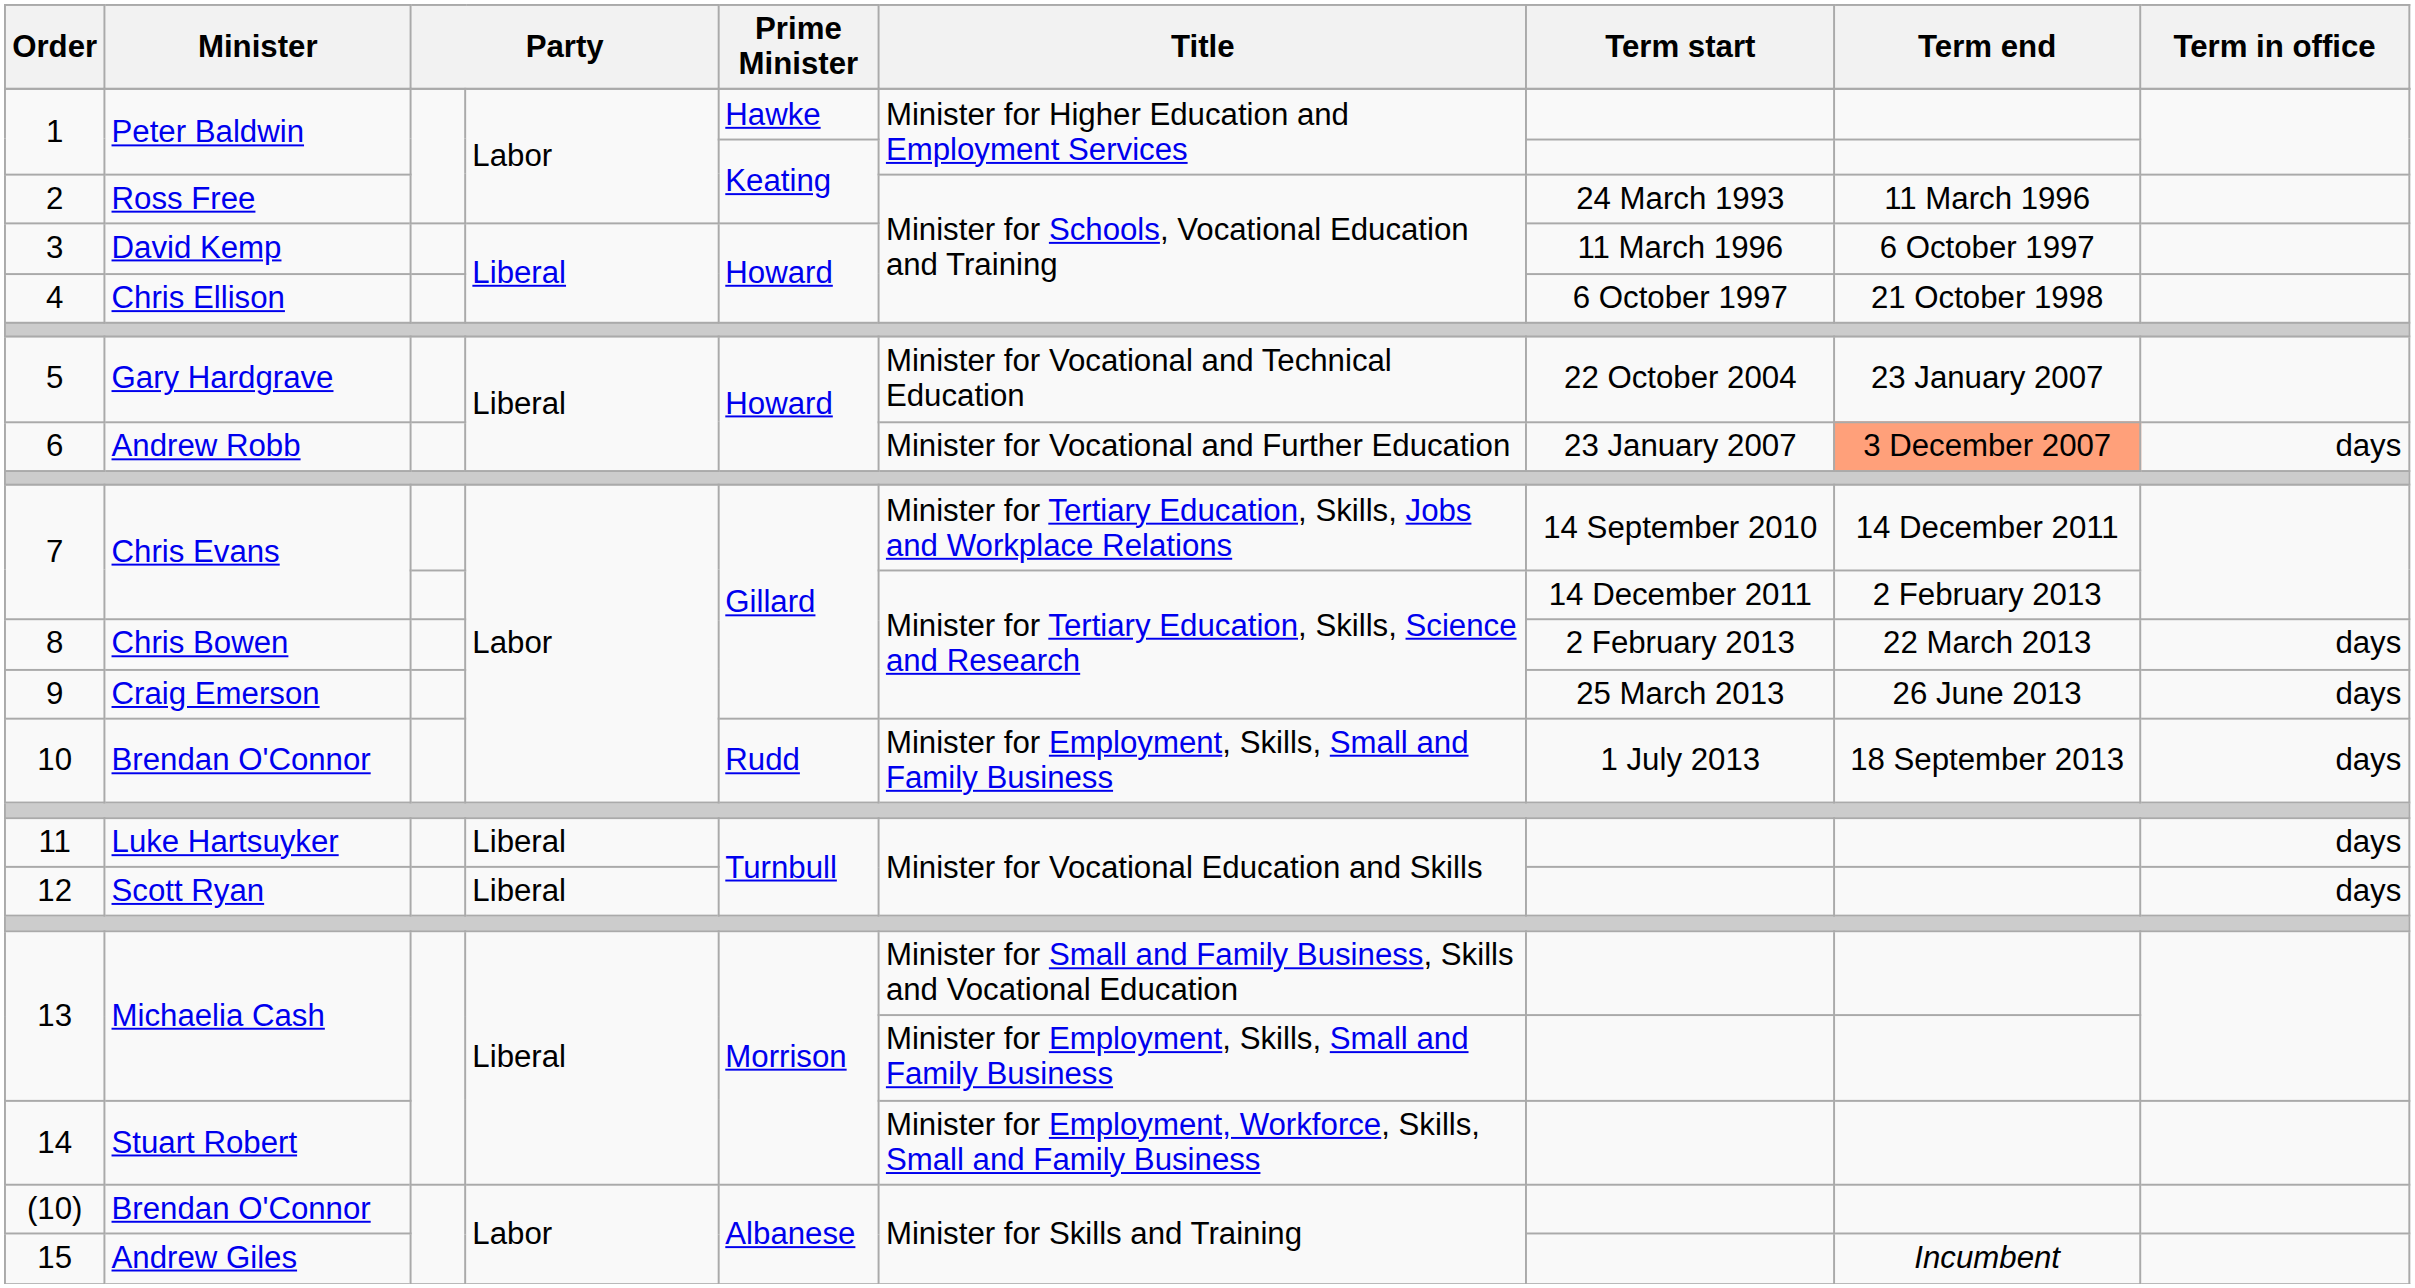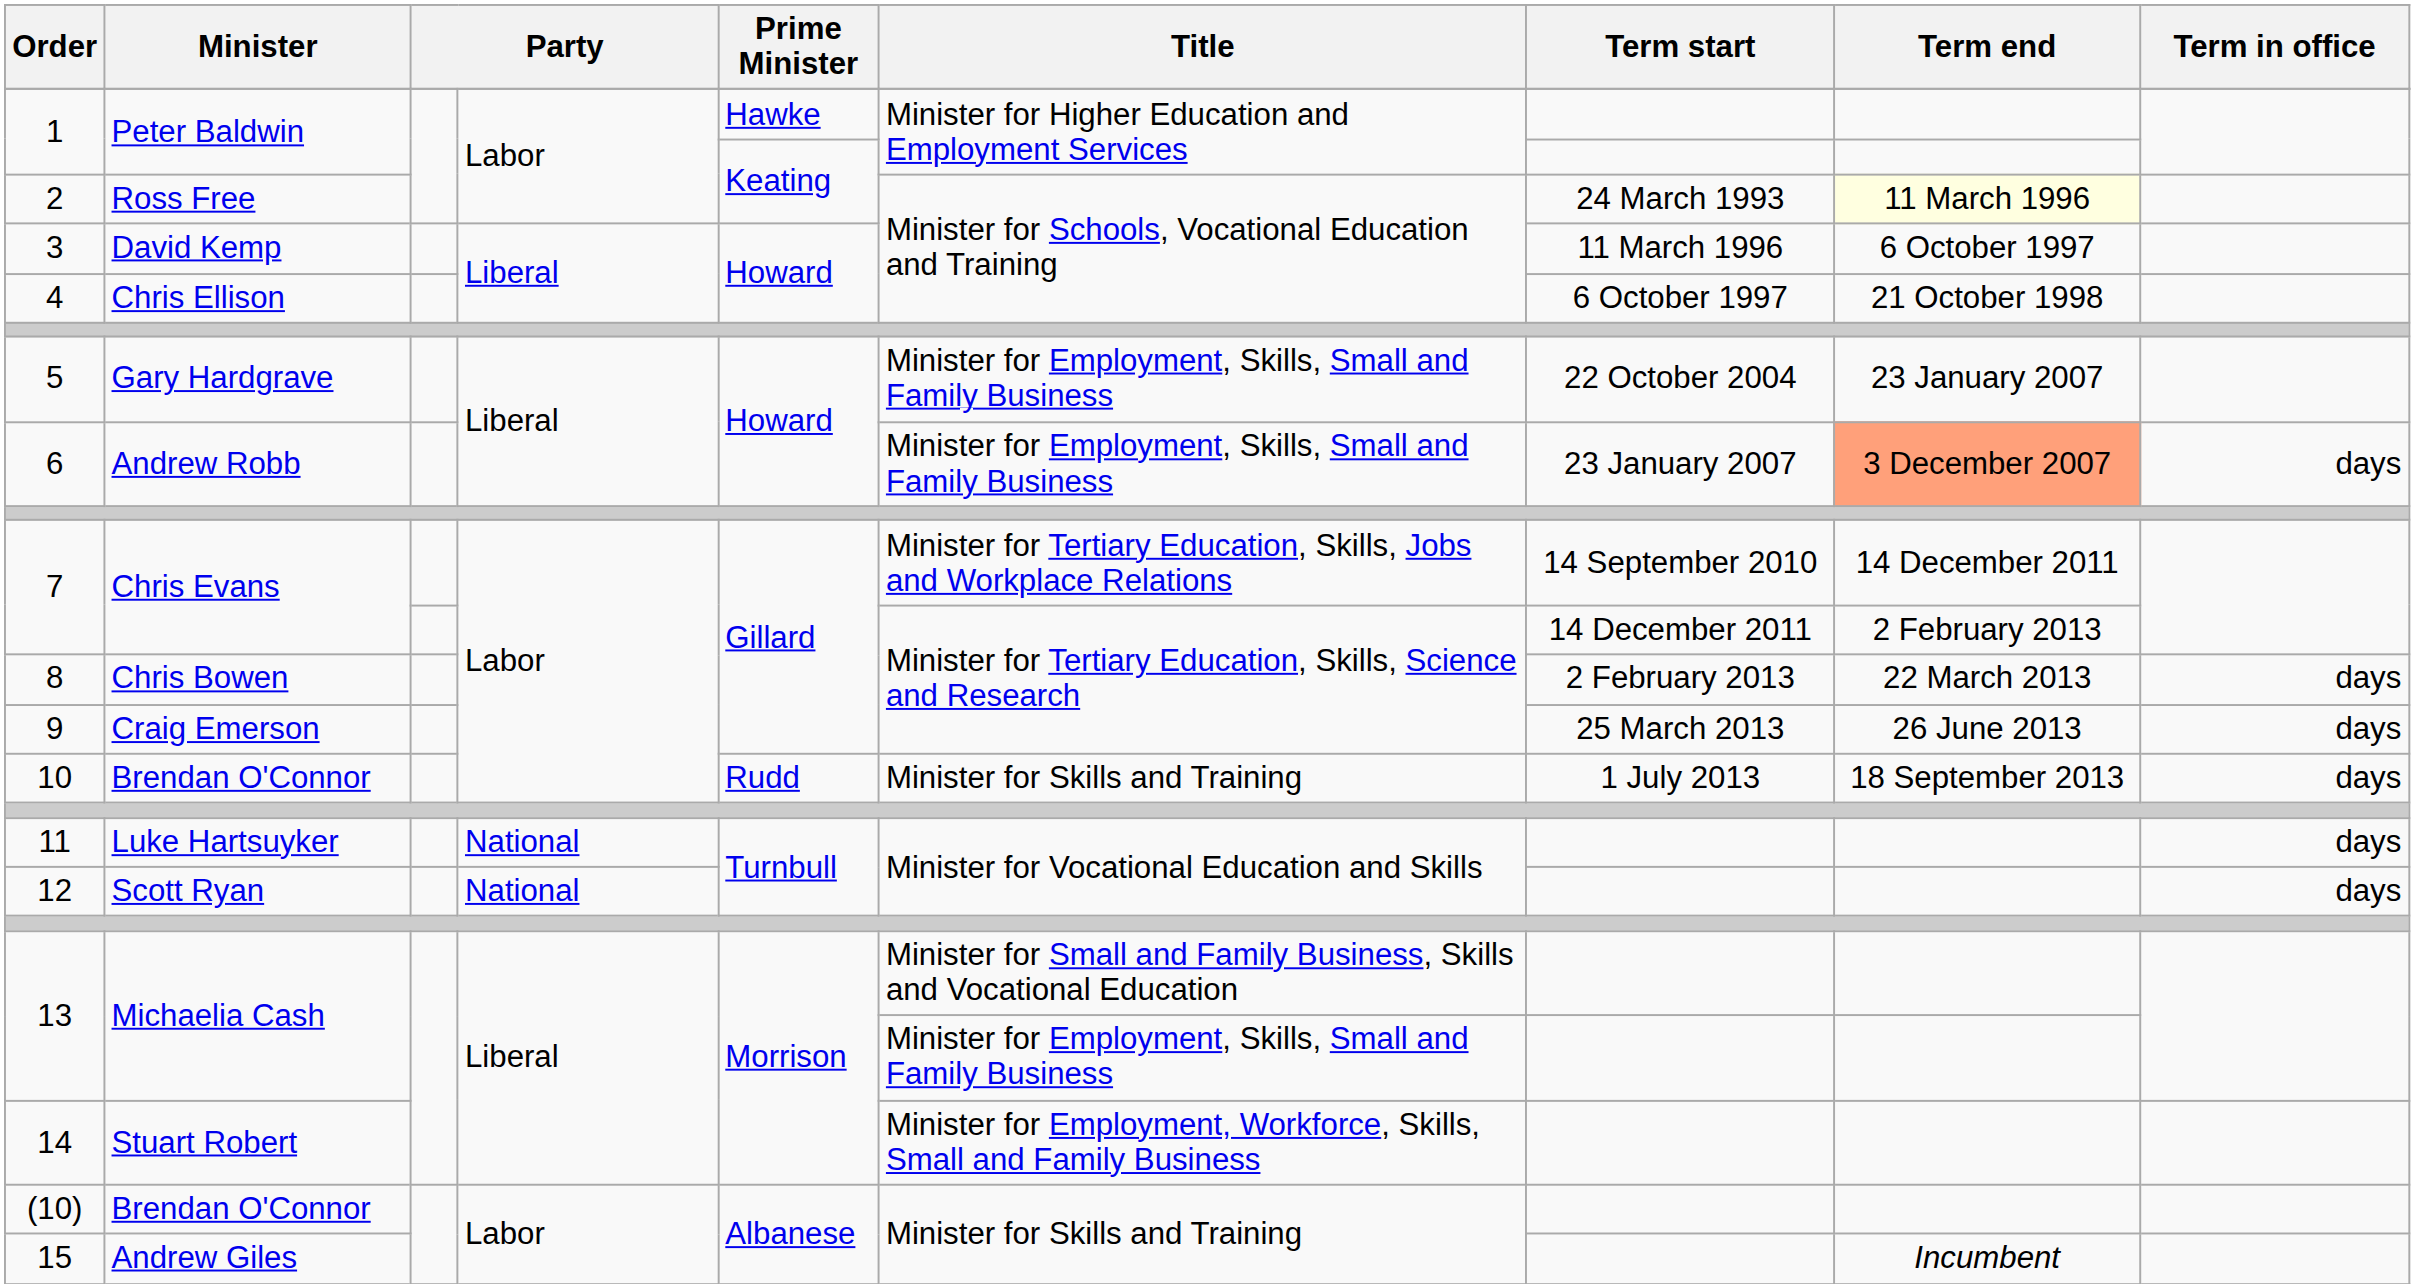(1987, 198) no background -> (1987, 198) lightyellow background
(1139, 378) Minister for Vocational and Technical Education -> (1177, 378) Minister for Employment, Skills, Small and Family Business
(1198, 445) Minister for Vocational and Further Education -> (1177, 463) Minister for Employment, Skills, Small and Family Business
(1177, 760) Minister for Employment, Skills, Small and Family Business -> (1094, 777) Minister for Skills and Training
(519, 841) Liberal -> (522, 841) National
(519, 891) Liberal -> (522, 891) National
